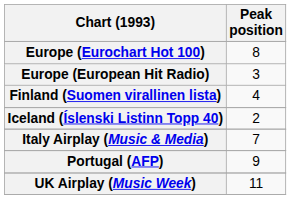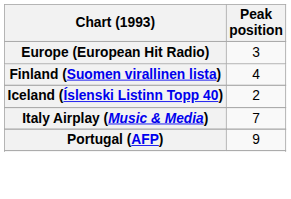- row: (115, 52)
- row: (115, 183)
